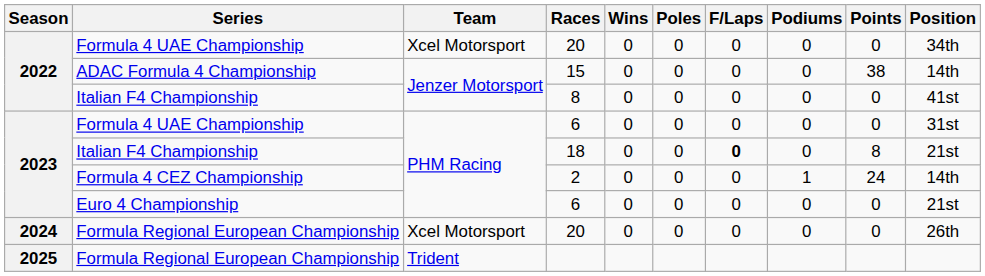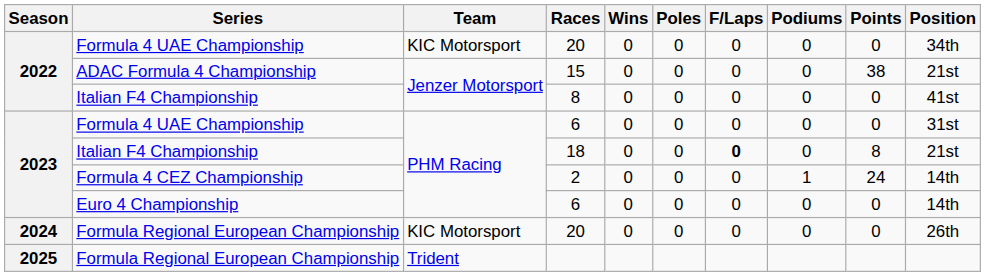(466, 45) Xcel Motorsport -> (464, 45) KIC Motorsport
(943, 72) 14th -> (943, 72) 21st
(943, 205) 21st -> (943, 205) 14th
(466, 231) Xcel Motorsport -> (464, 231) KIC Motorsport
